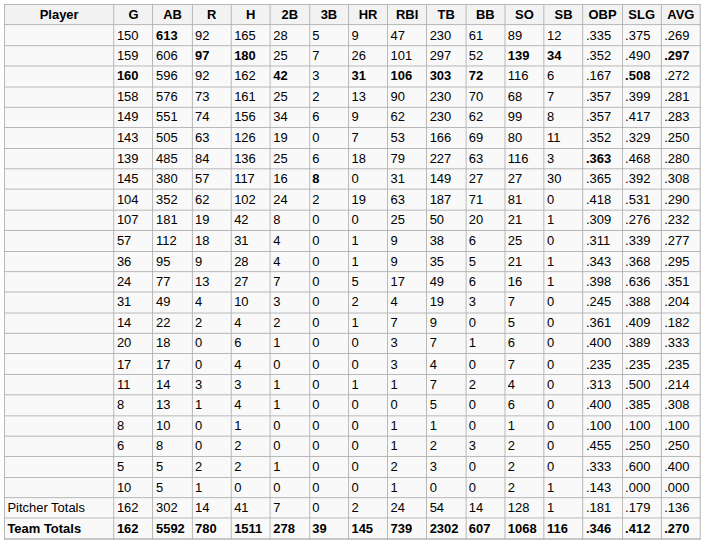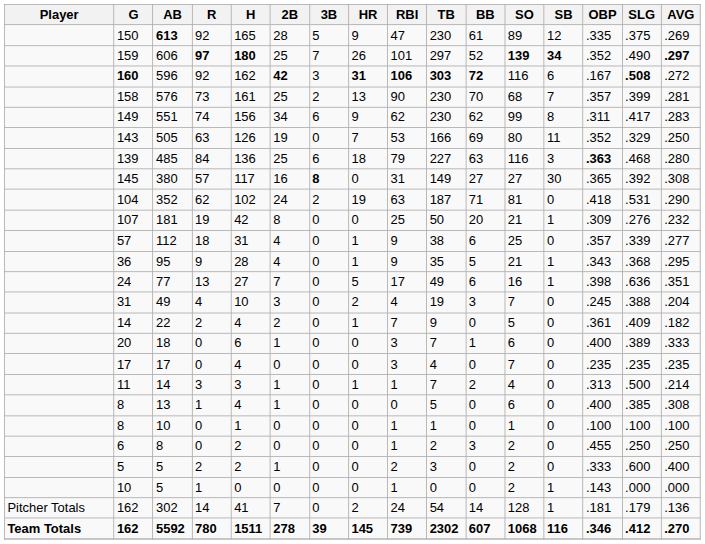(599, 117) .357 -> (598, 117) .311
(598, 240) .311 -> (599, 240) .357
